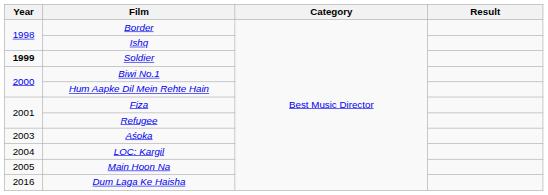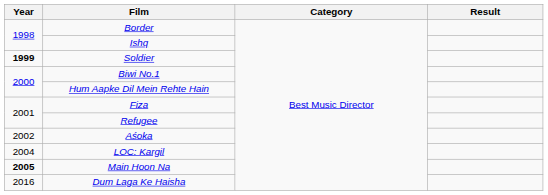(24, 136) 2003 -> (24, 136) 2002
(24, 167) normal -> (24, 167) bold
